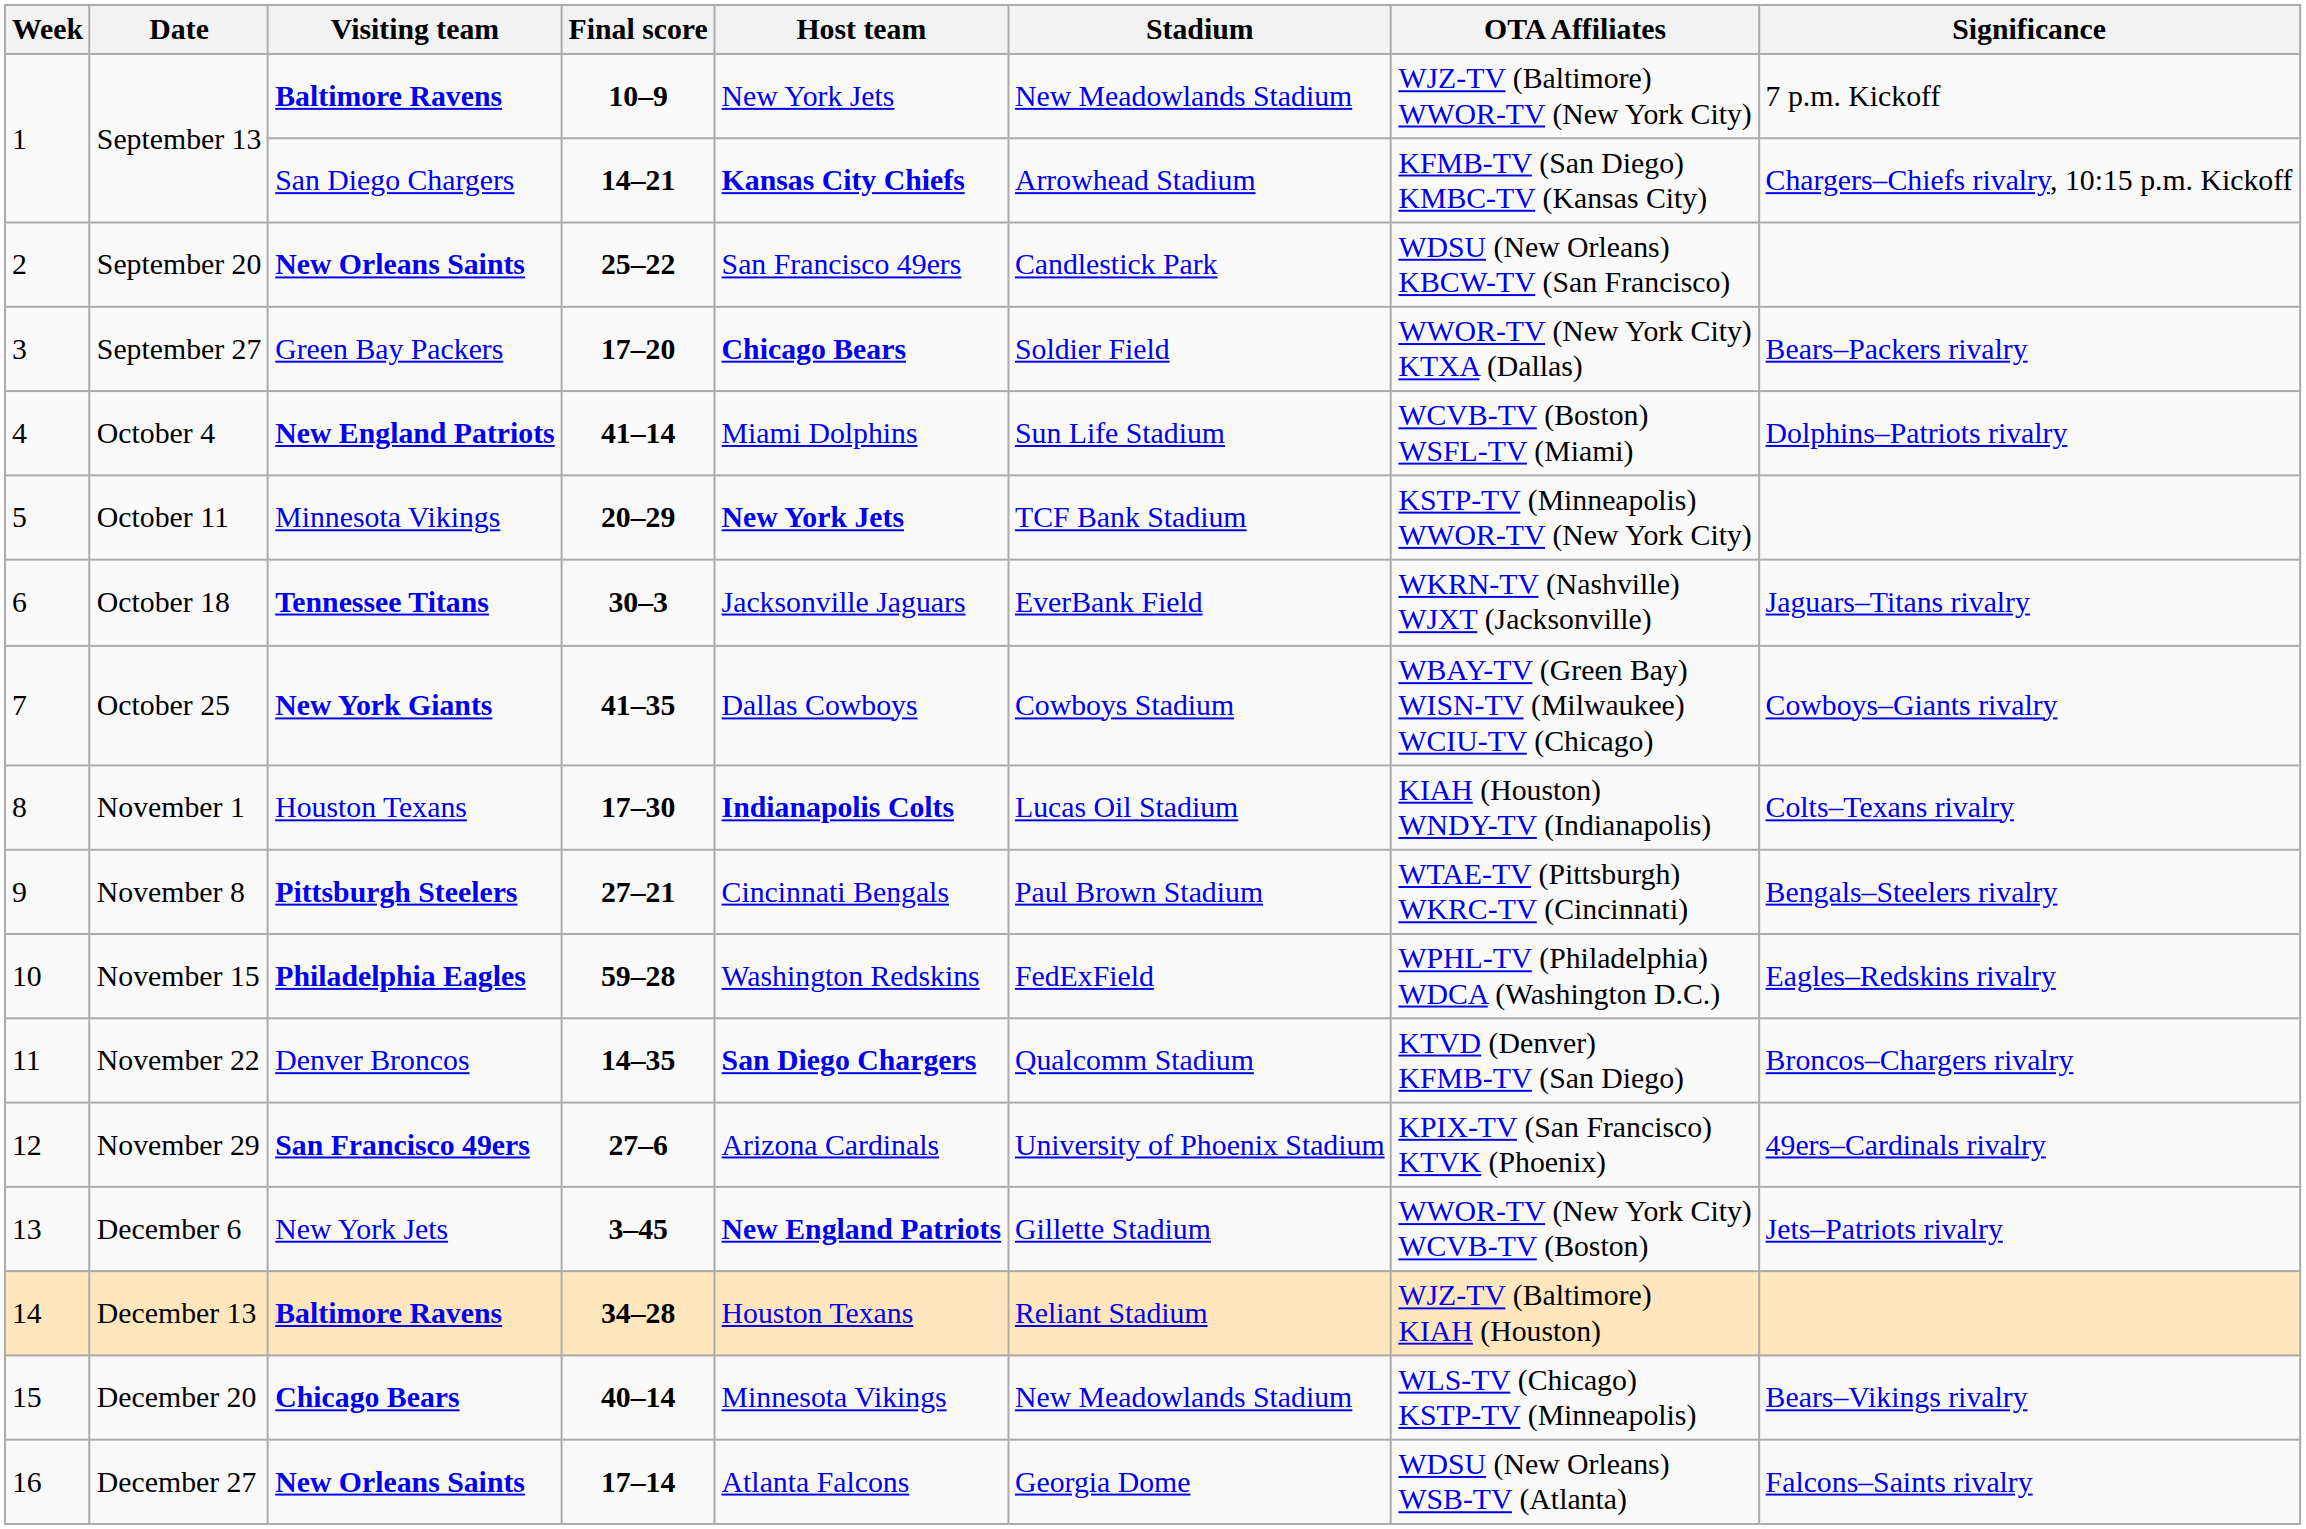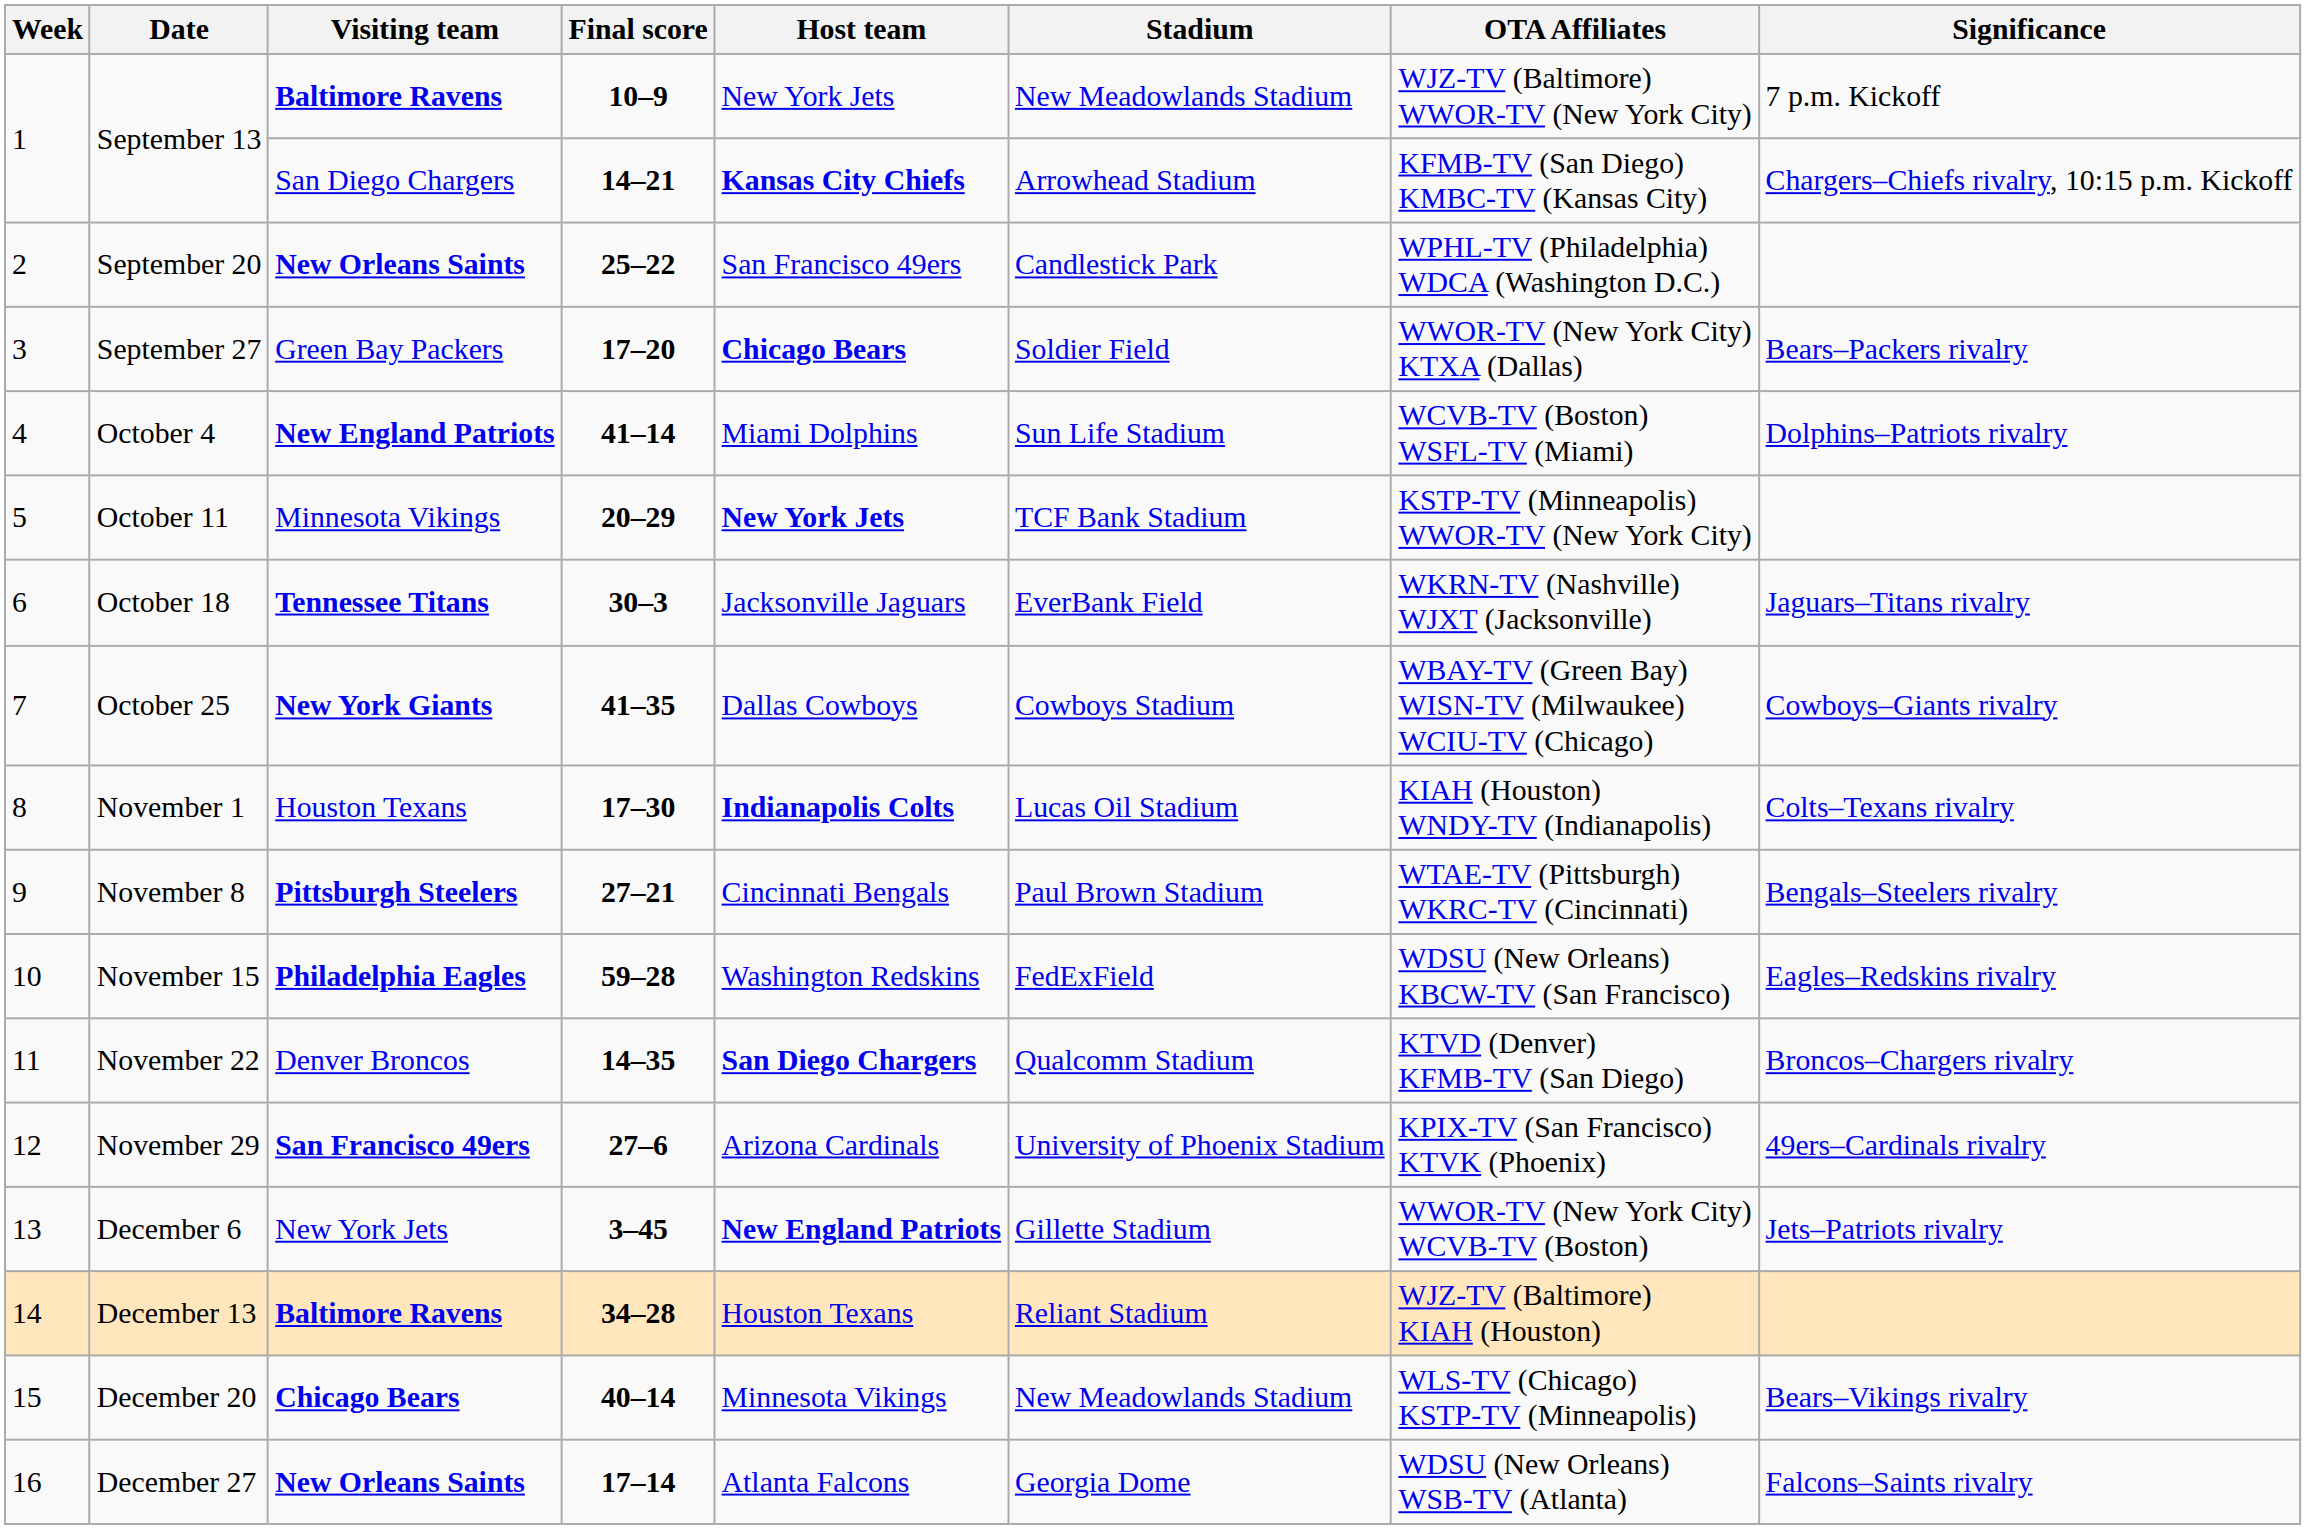(1564, 264) WDSU (New Orleans) KBCW-TV (San Francisco) -> (1559, 264) WPHL-TV (Philadelphia) WDCA (Washington D.C.)
(1559, 975) WPHL-TV (Philadelphia) WDCA (Washington D.C.) -> (1564, 975) WDSU (New Orleans) KBCW-TV (San Francisco)
